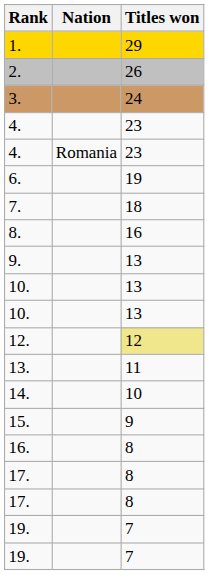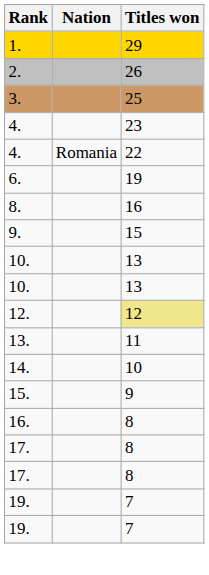(133, 98) 24 -> (133, 98) 25
(133, 152) 23 -> (133, 152) 22
- row: (15, 206)
(133, 260) 13 -> (133, 233) 15
